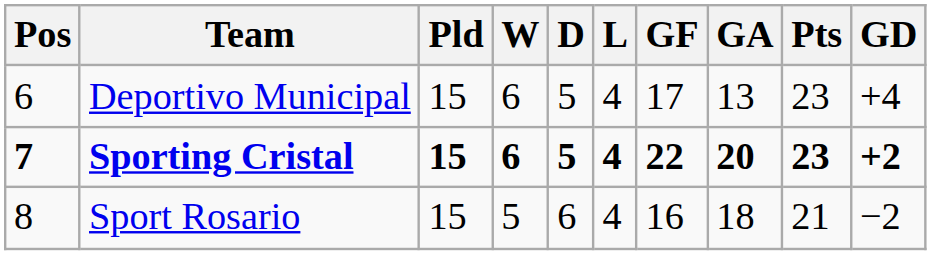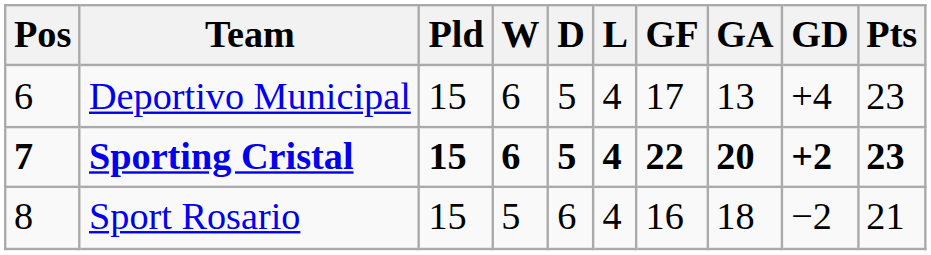columns swapped: (889, 34) <-> (817, 34)
